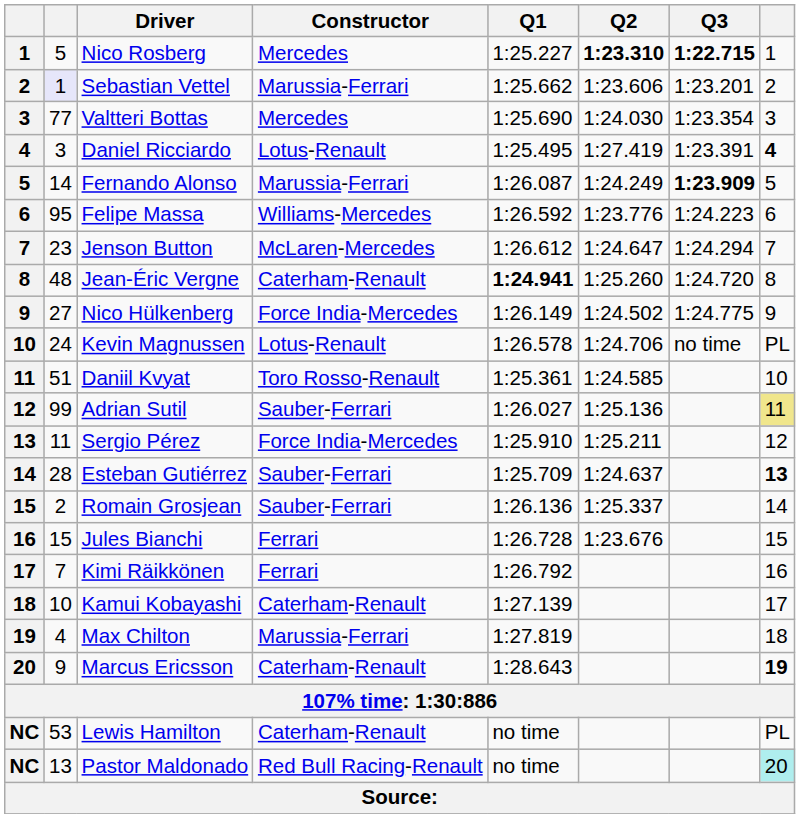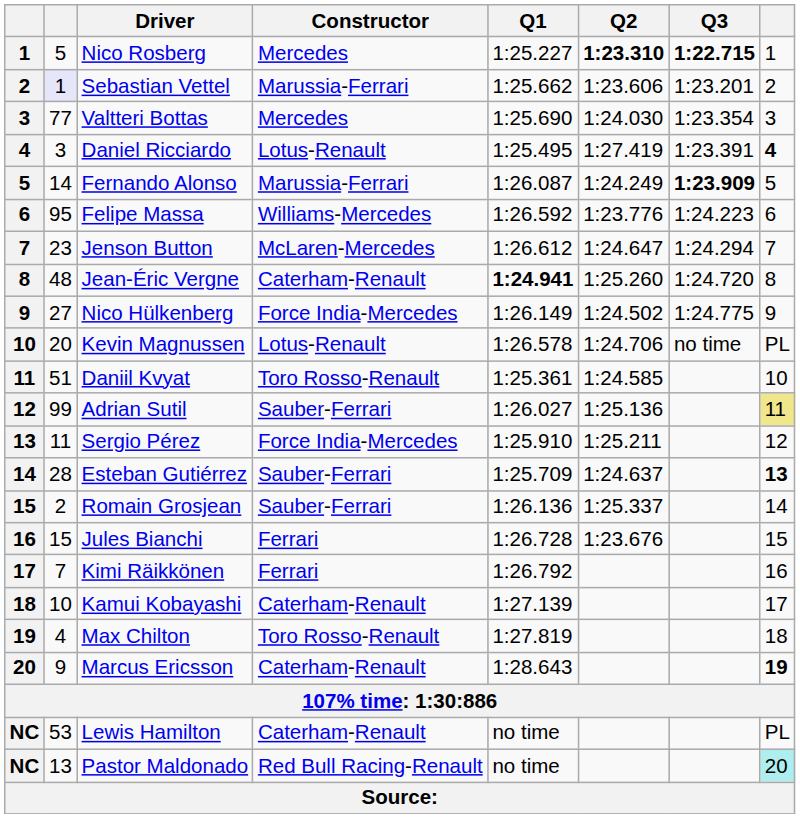(60, 344) 24 -> (60, 344) 20
(333, 636) Marussia-Ferrari -> (349, 636) Toro Rosso-Renault
